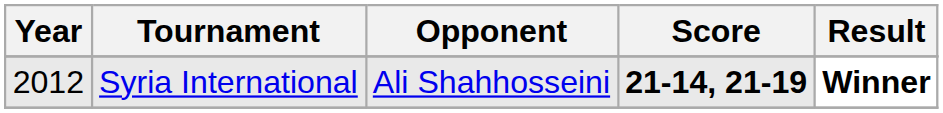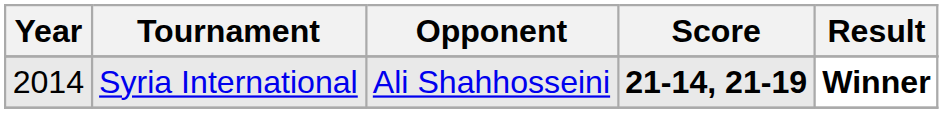(48, 82) 2012 -> (48, 82) 2014
